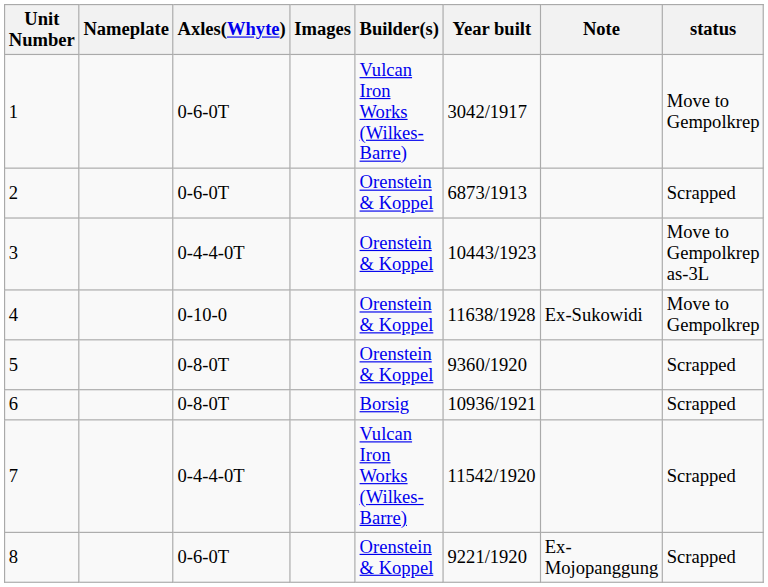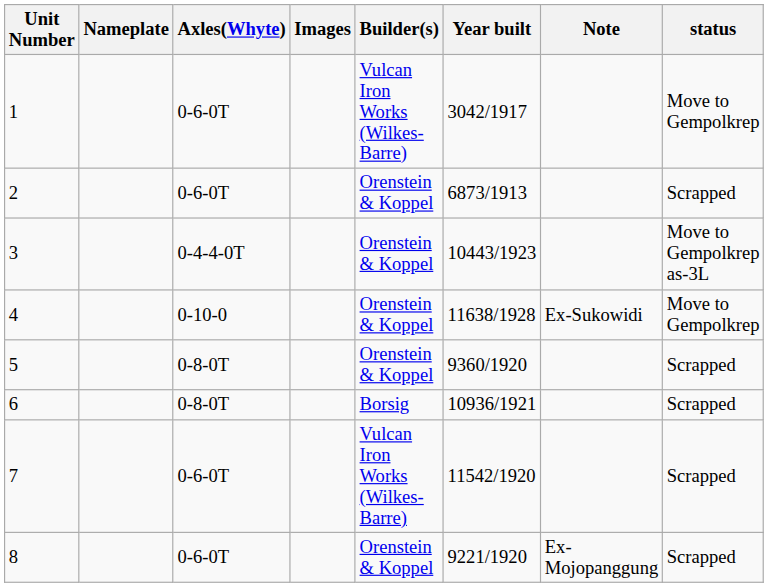(211, 475) 0-4-4-0T -> (203, 475) 0-6-0T
